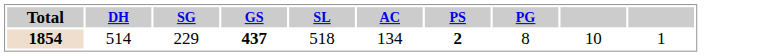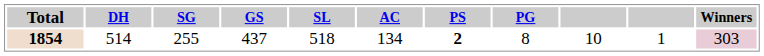+ column: (726, 17)
(186, 38) 229 -> (186, 38) 255
(254, 38) bold -> (254, 38) normal
